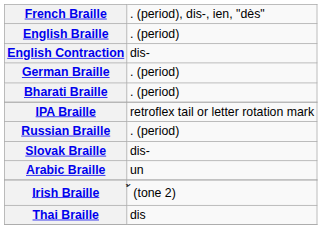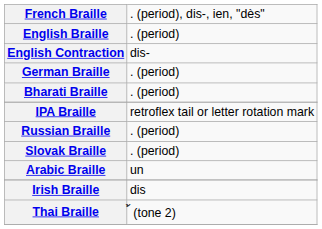(140, 151) dis- -> (155, 151) . (period)
(153, 193) ้ (tone 2) -> (138, 190) dis
(138, 215) dis -> (153, 212) ้ (tone 2)
